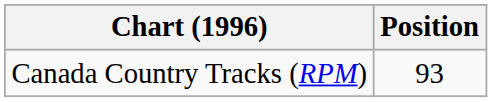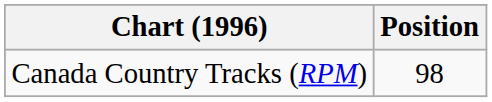(430, 72) 93 -> (430, 72) 98
